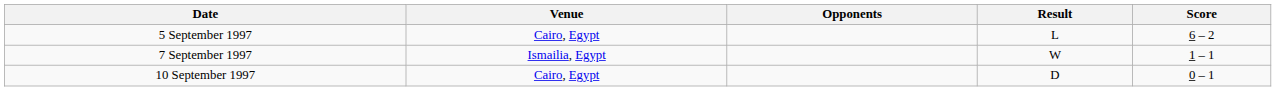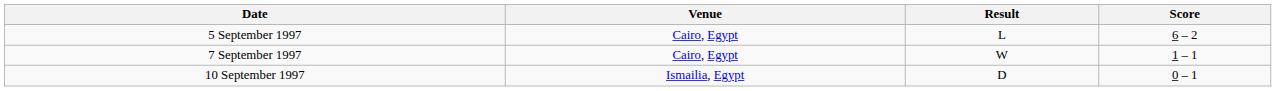- column: (852, 14)
(567, 55) Ismailia, Egypt -> (705, 55) Cairo, Egypt
(567, 75) Cairo, Egypt -> (705, 75) Ismailia, Egypt
